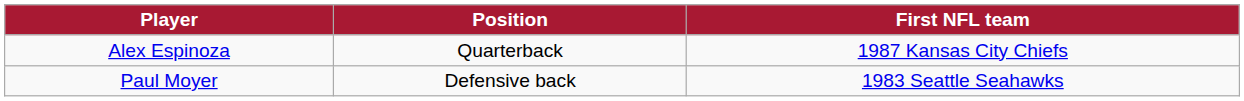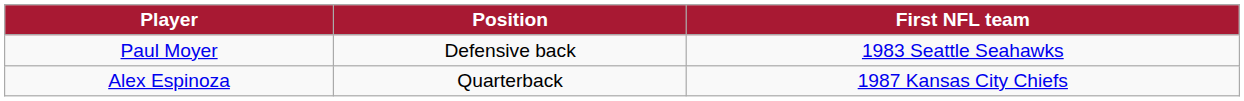rows swapped: (169, 50) <-> (169, 80)
